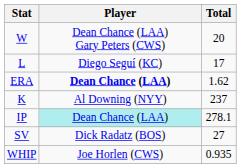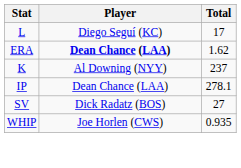- row: (22, 38)
(120, 117) paleturquoise background -> (120, 86) no background
